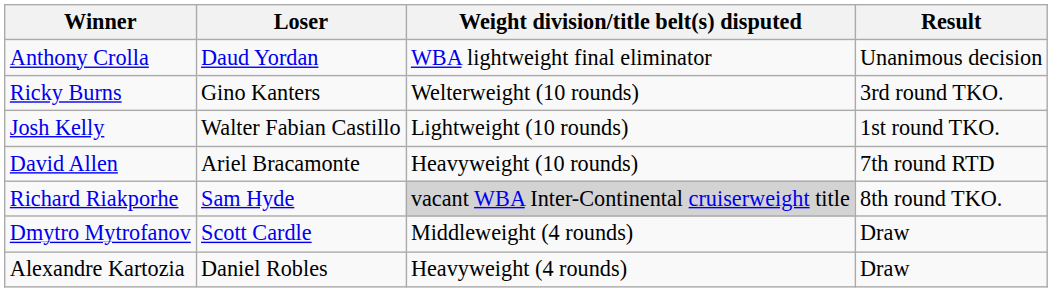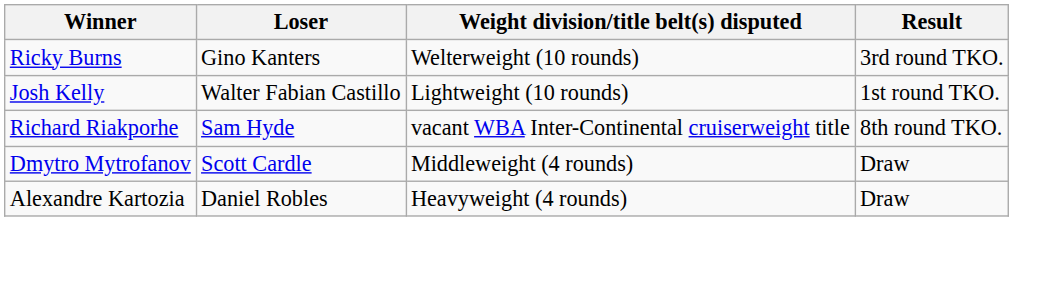- row: (79, 57)
- row: (64, 163)
(630, 198) lightgrey background -> (630, 127) no background
